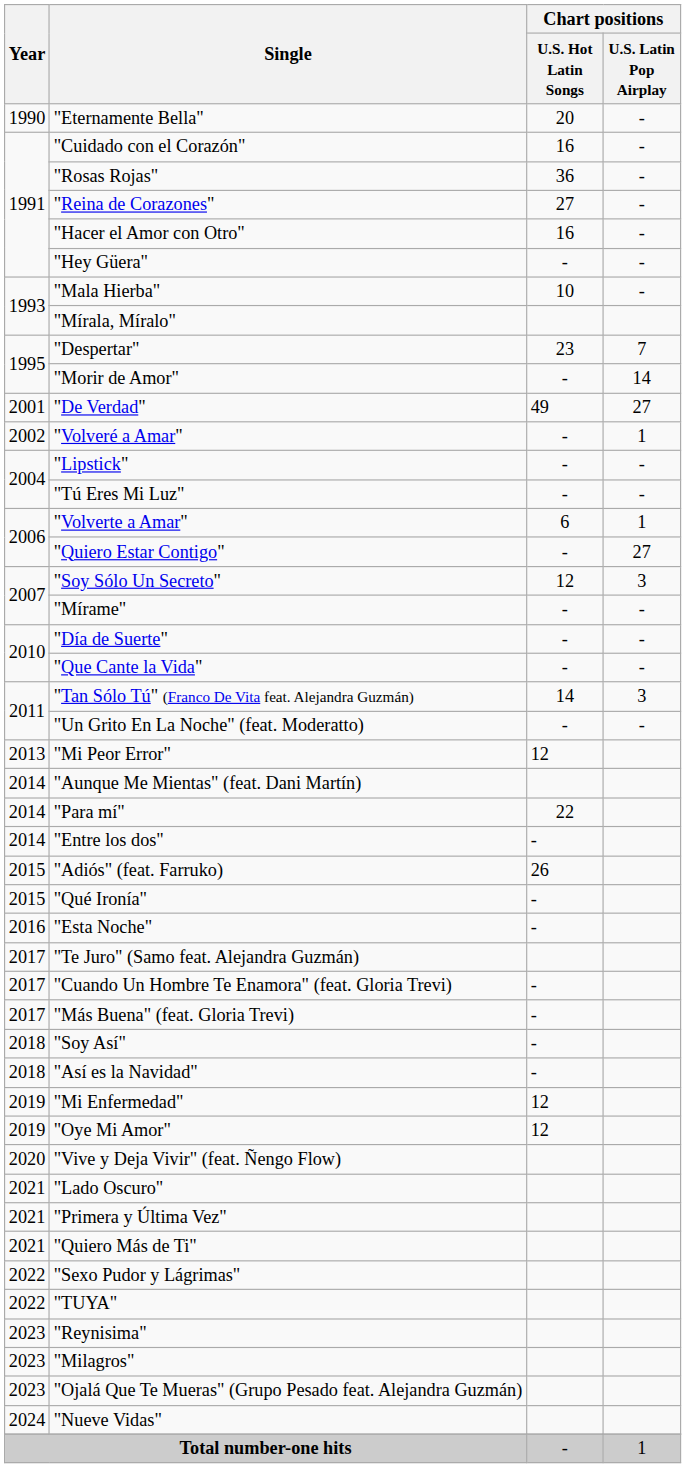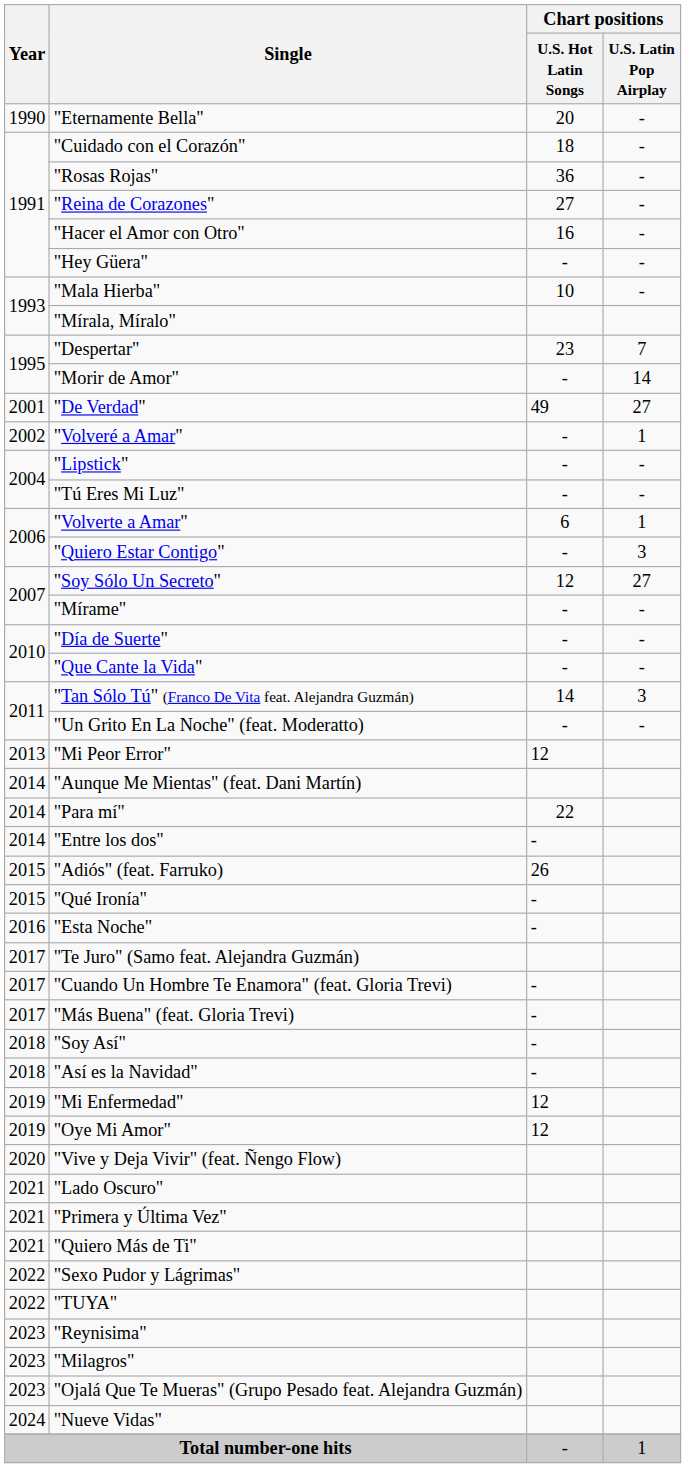(565, 146) 16 -> (565, 146) 18
(642, 551) 27 -> (642, 551) 3
(642, 580) 3 -> (642, 580) 27
